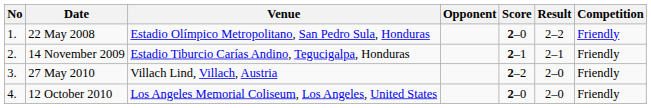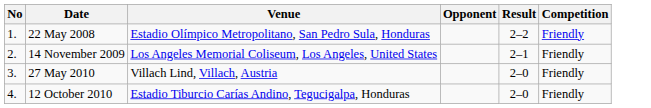- column: (517, 14)
(270, 53) Estadio Tiburcio Carías Andino, Tegucigalpa, Honduras -> (284, 53) Los Angeles Memorial Coliseum, Los Angeles, United States
(284, 93) Los Angeles Memorial Coliseum, Los Angeles, United States -> (270, 93) Estadio Tiburcio Carías Andino, Tegucigalpa, Honduras
